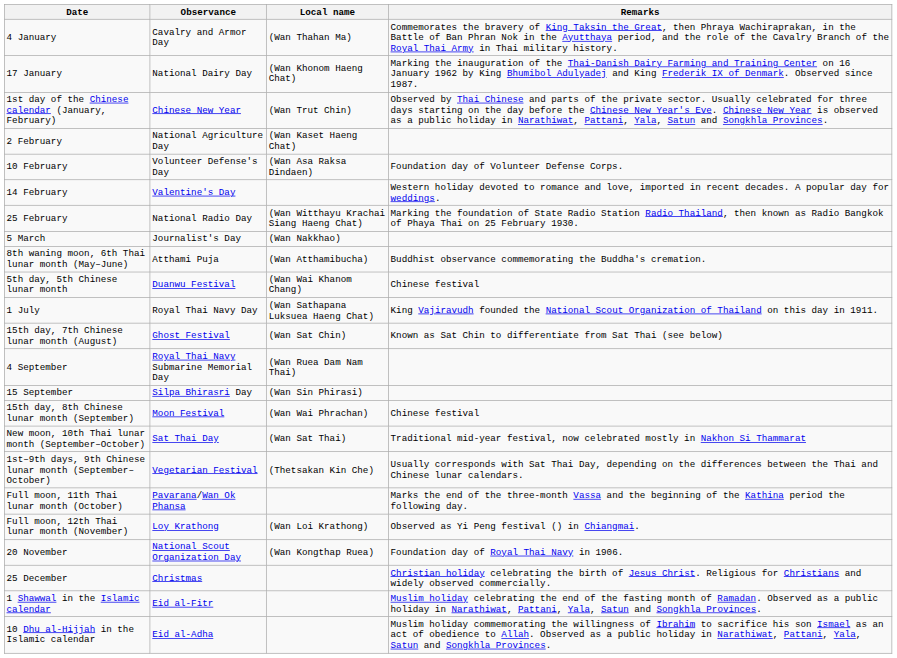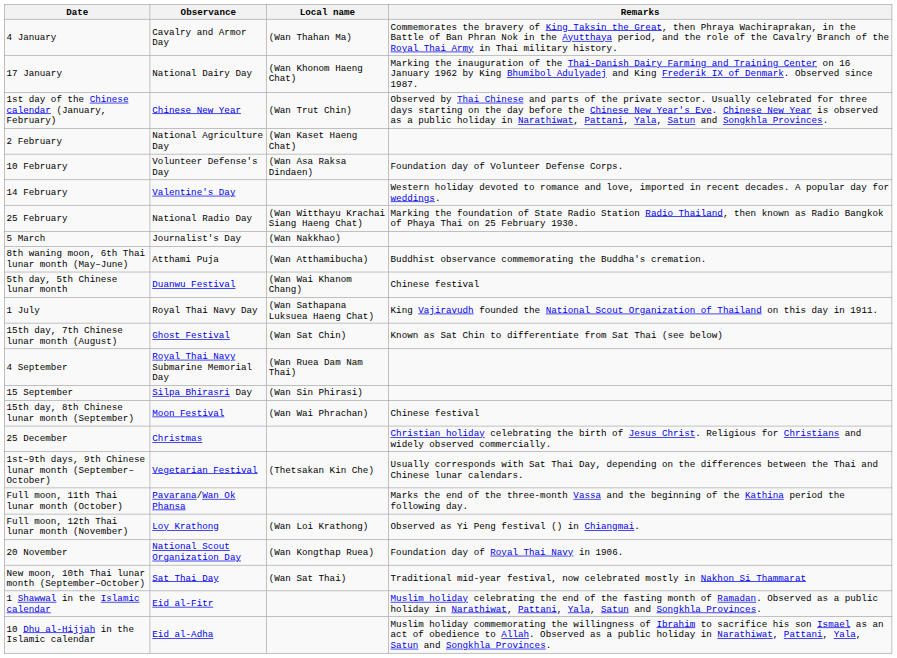rows swapped: (76, 439) <-> (37, 578)
